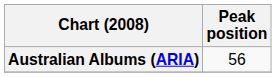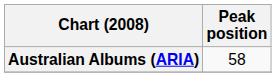(237, 59) 56 -> (237, 59) 58
